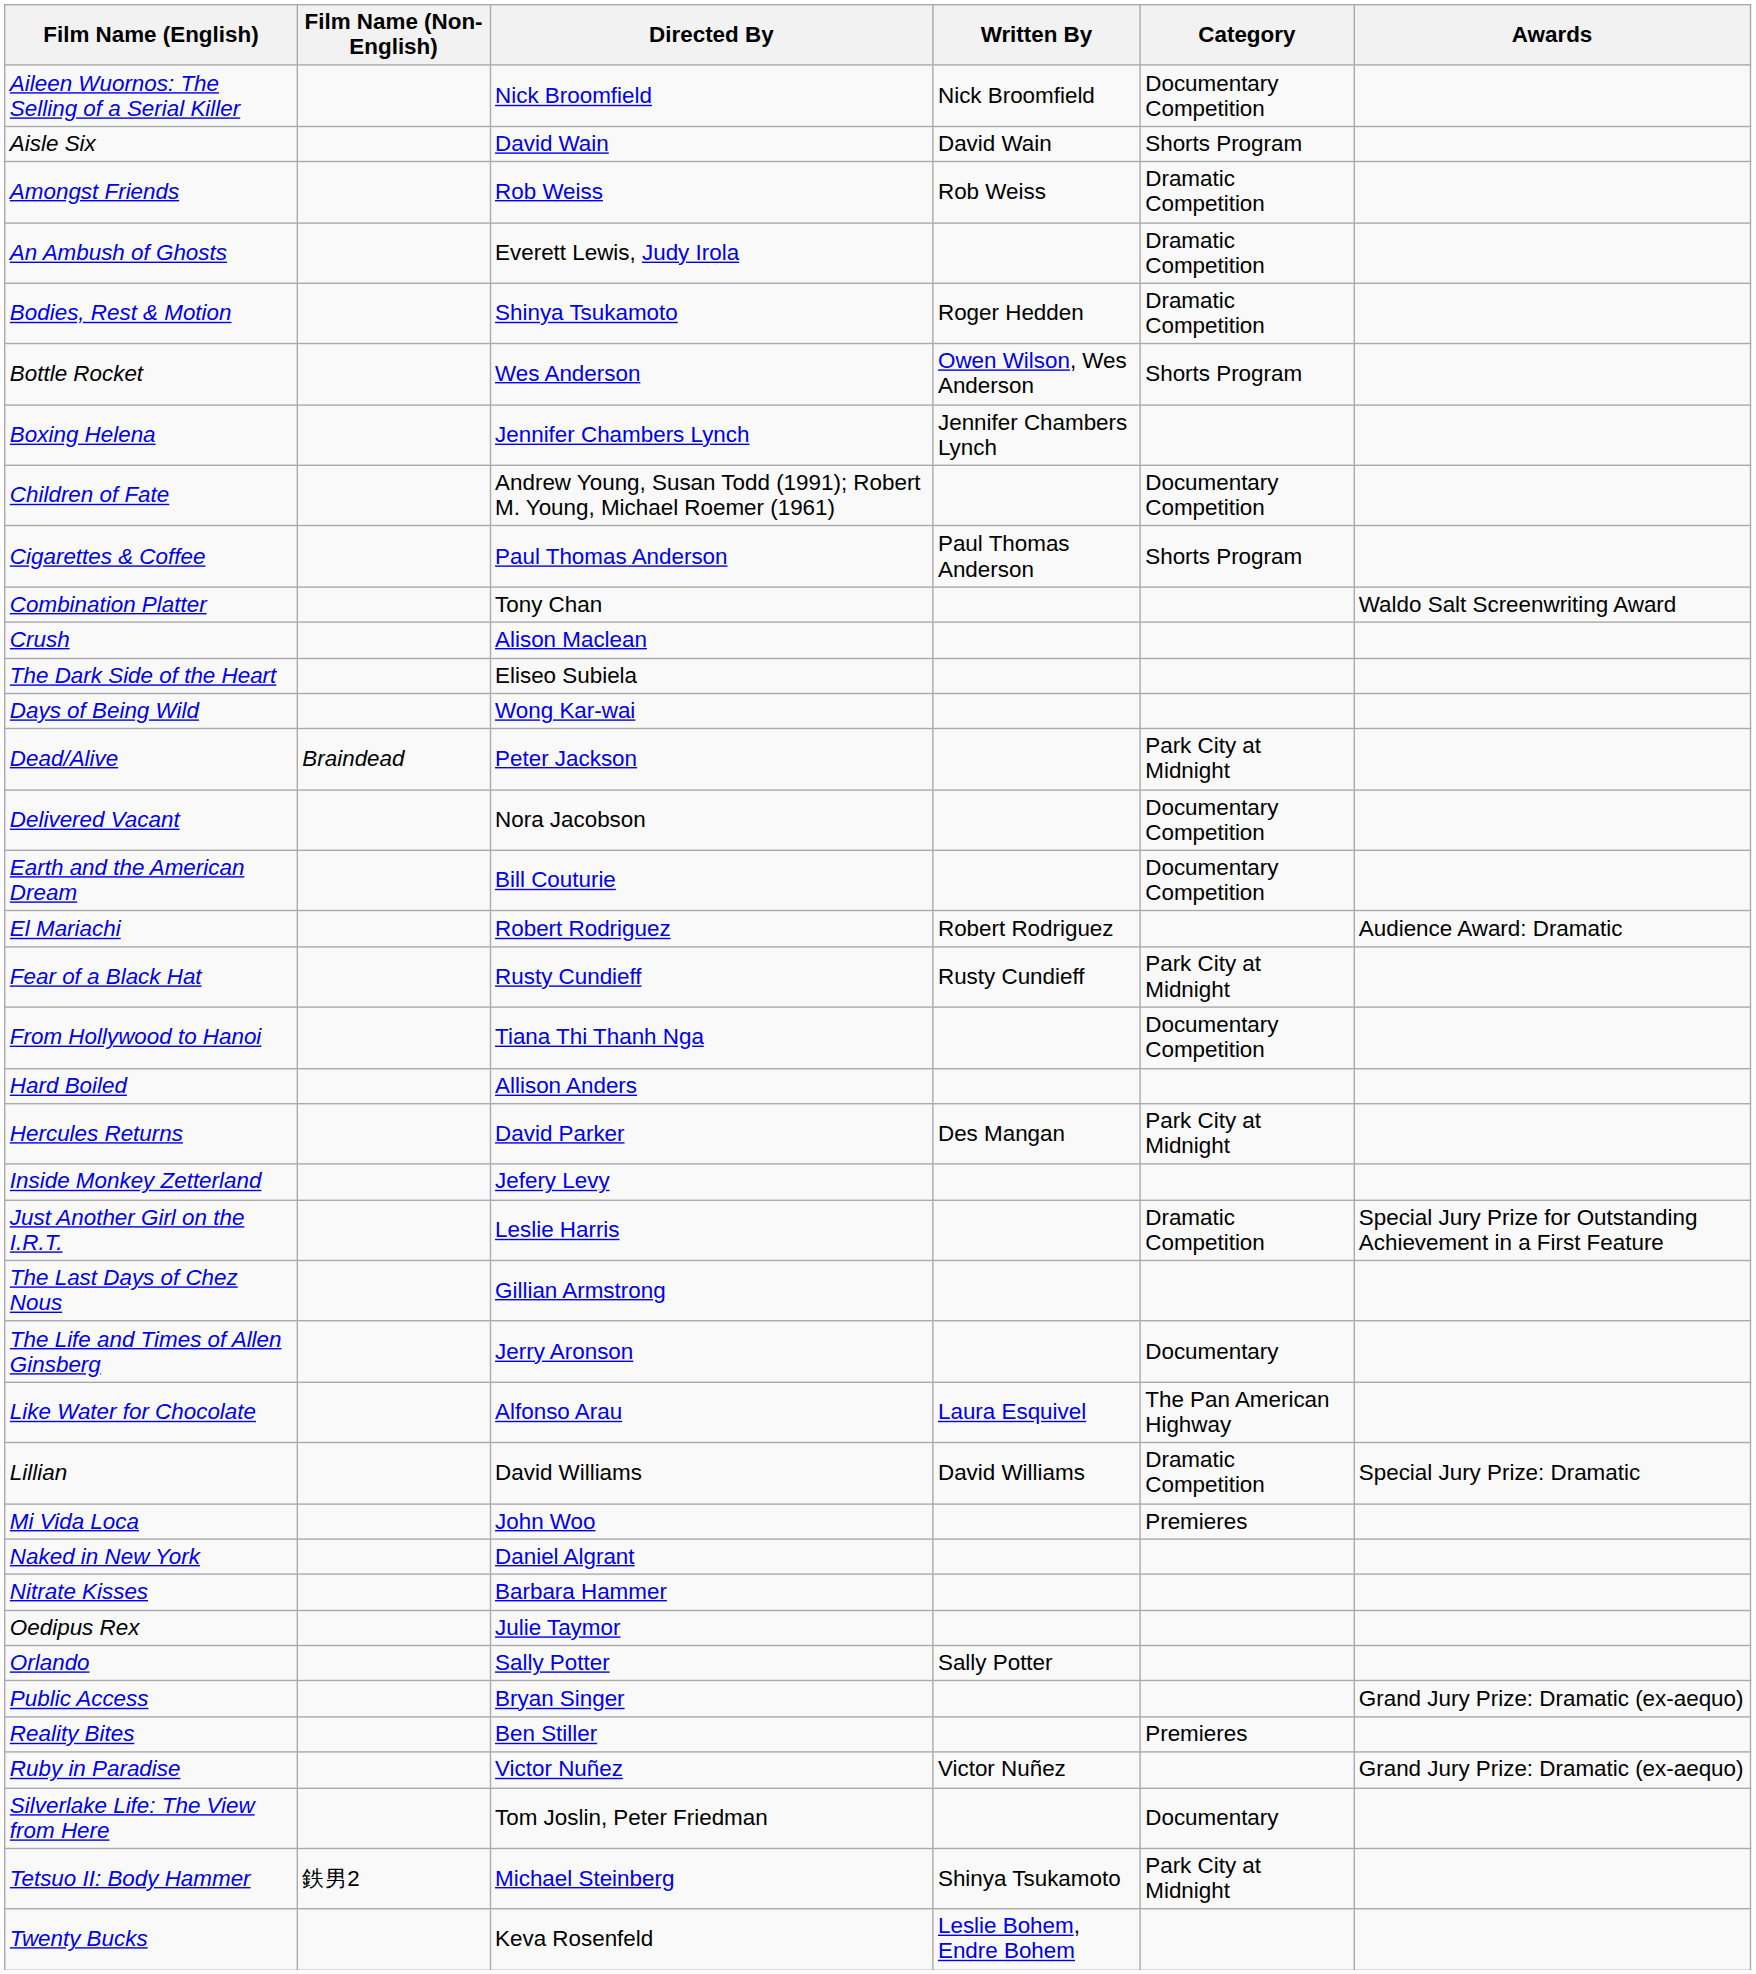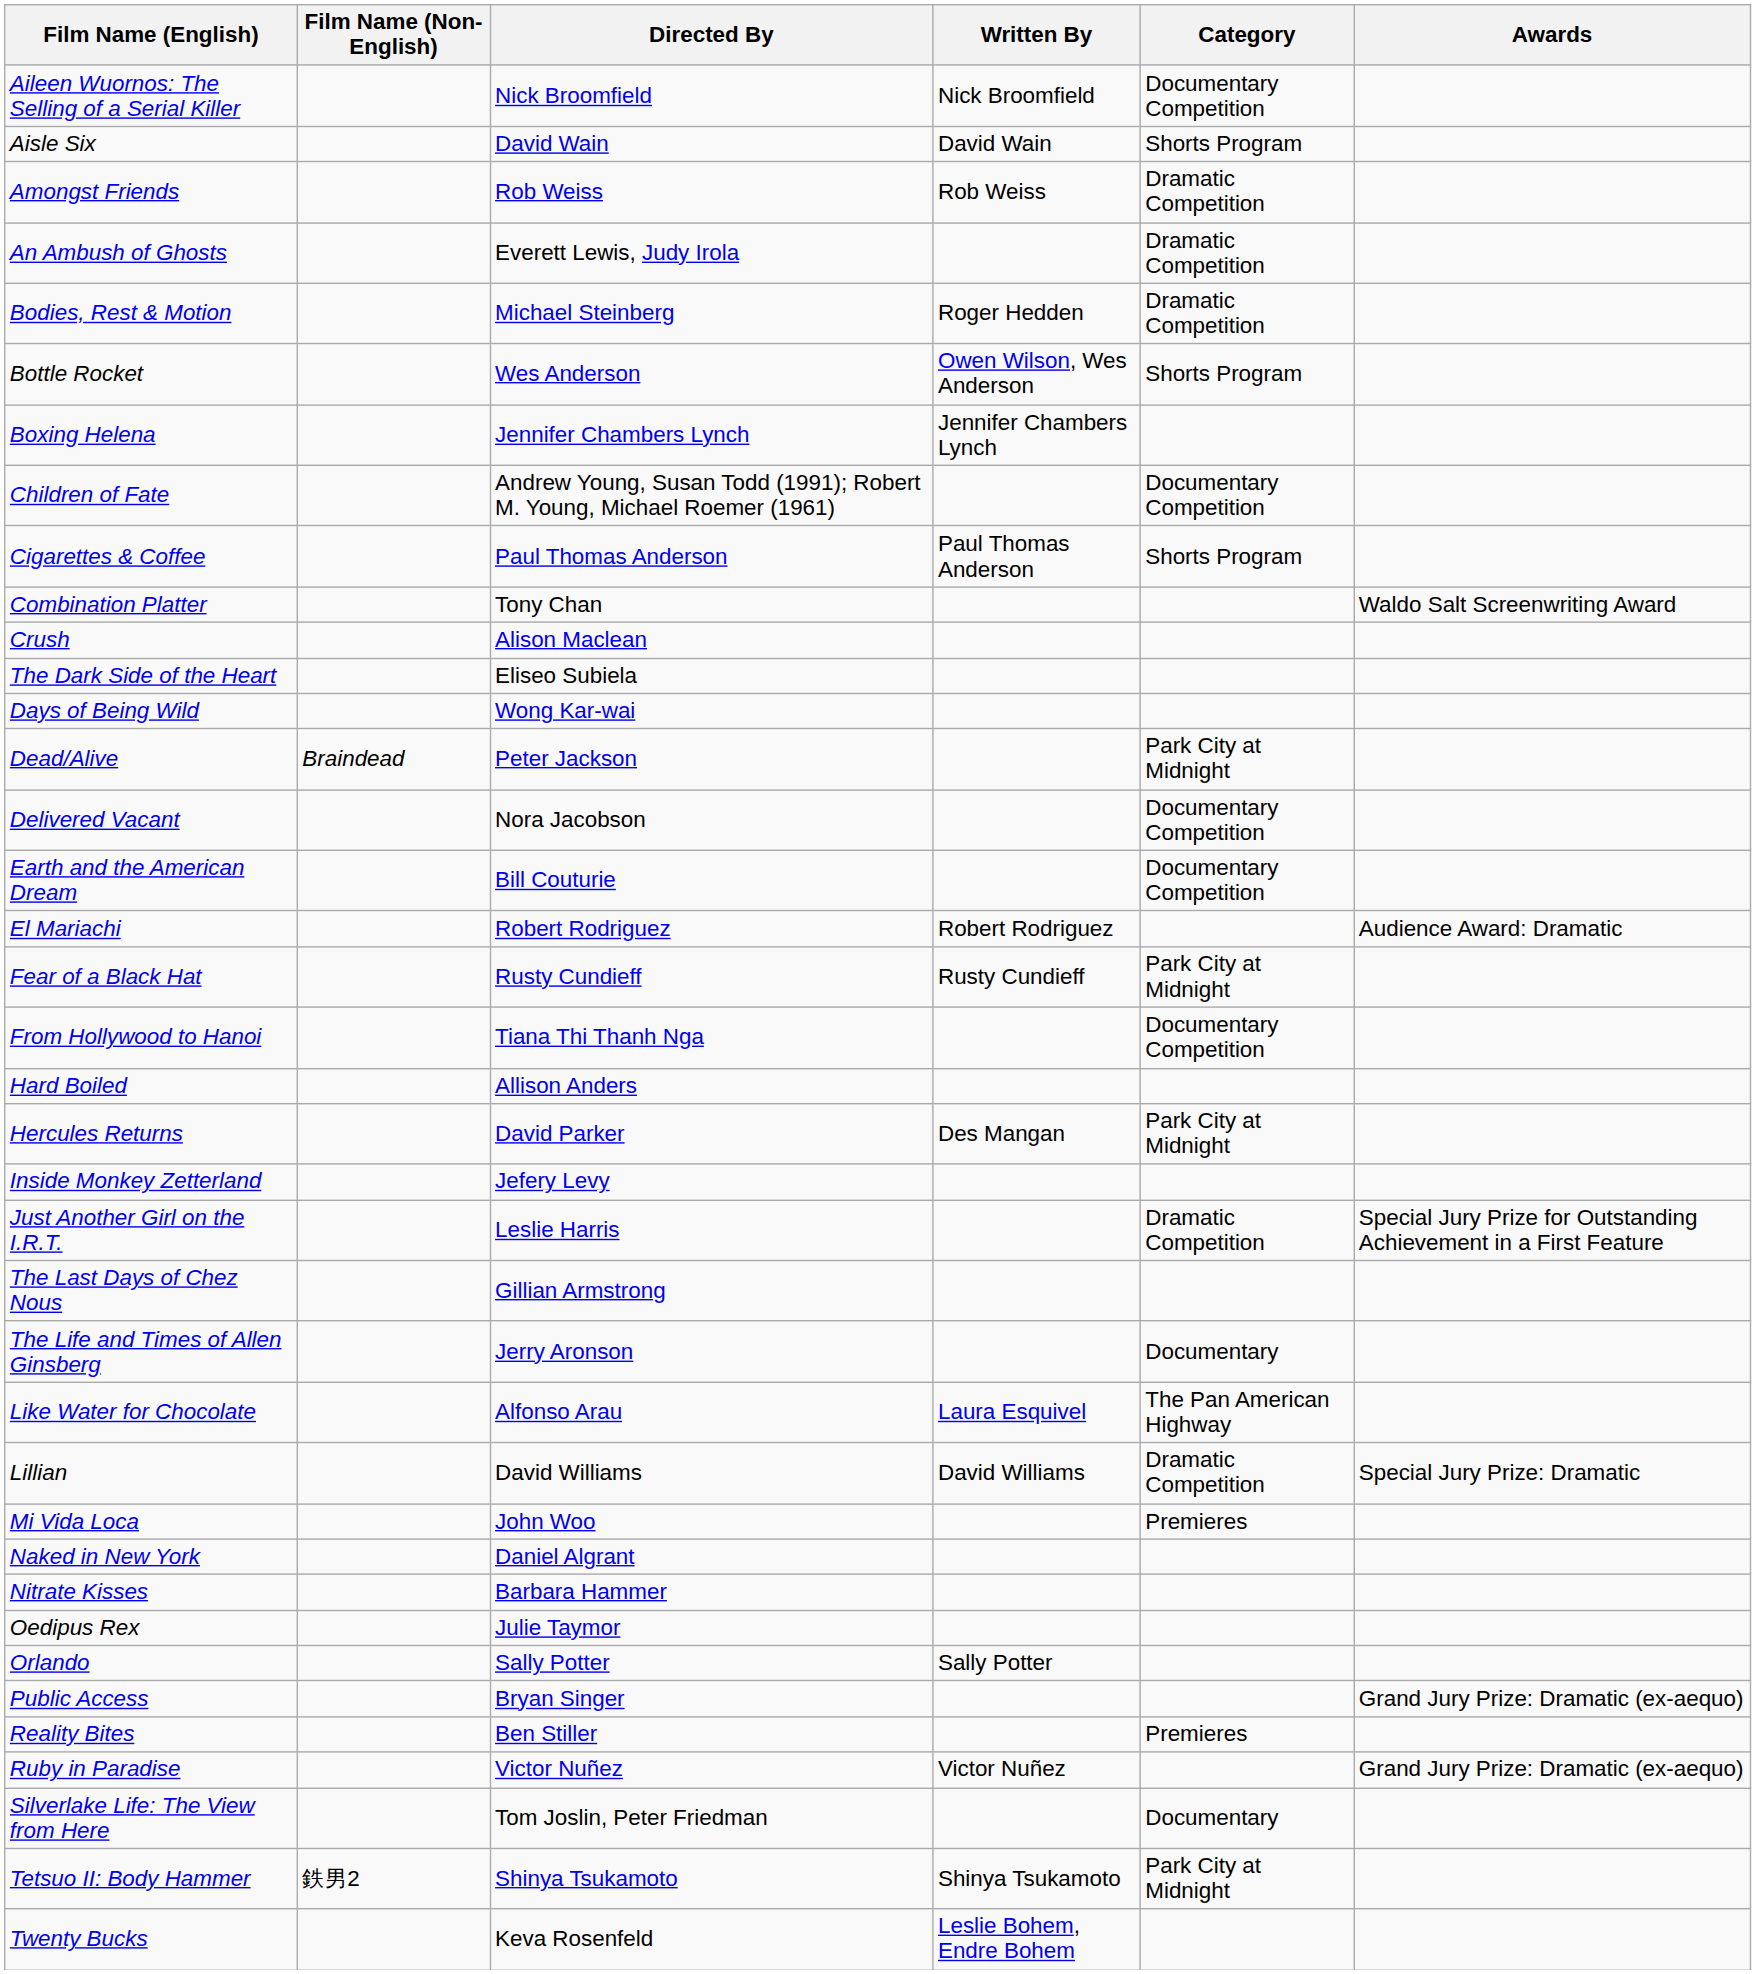(586, 313) Shinya Tsukamoto -> (585, 313) Michael Steinberg
(585, 1878) Michael Steinberg -> (586, 1878) Shinya Tsukamoto
